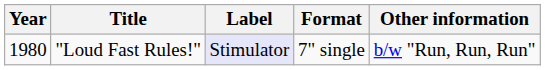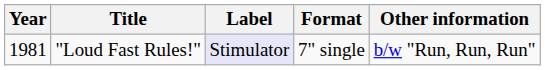(28, 49) 1980 -> (28, 49) 1981
